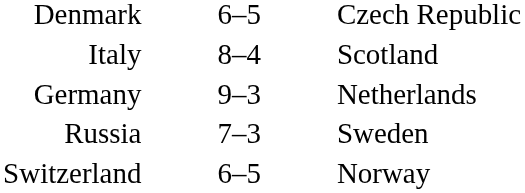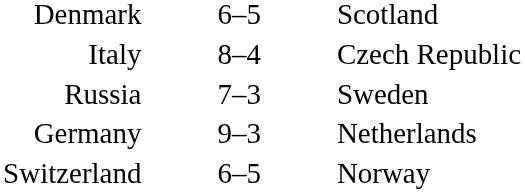(429, 14) Czech Republic -> (388, 14) Scotland
(388, 54) Scotland -> (429, 54) Czech Republic
rows swapped: (103, 134) <-> (88, 94)
